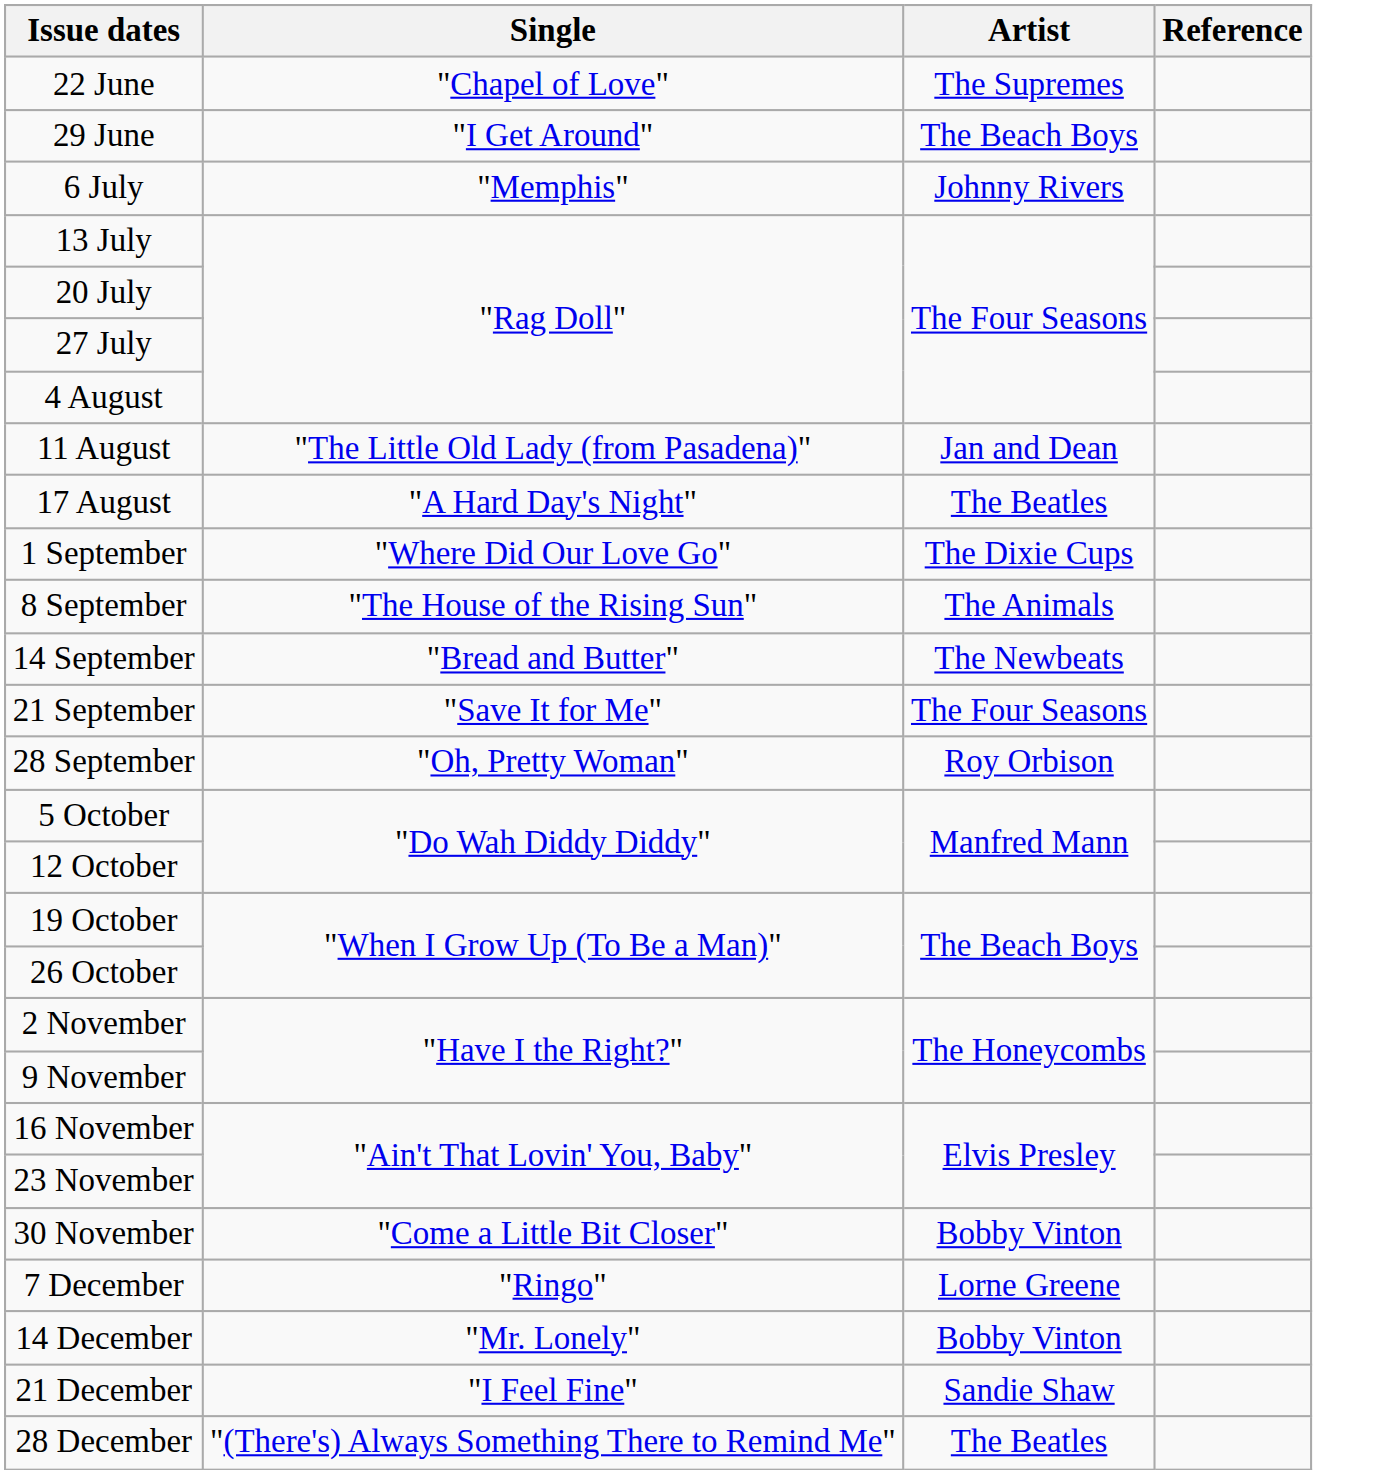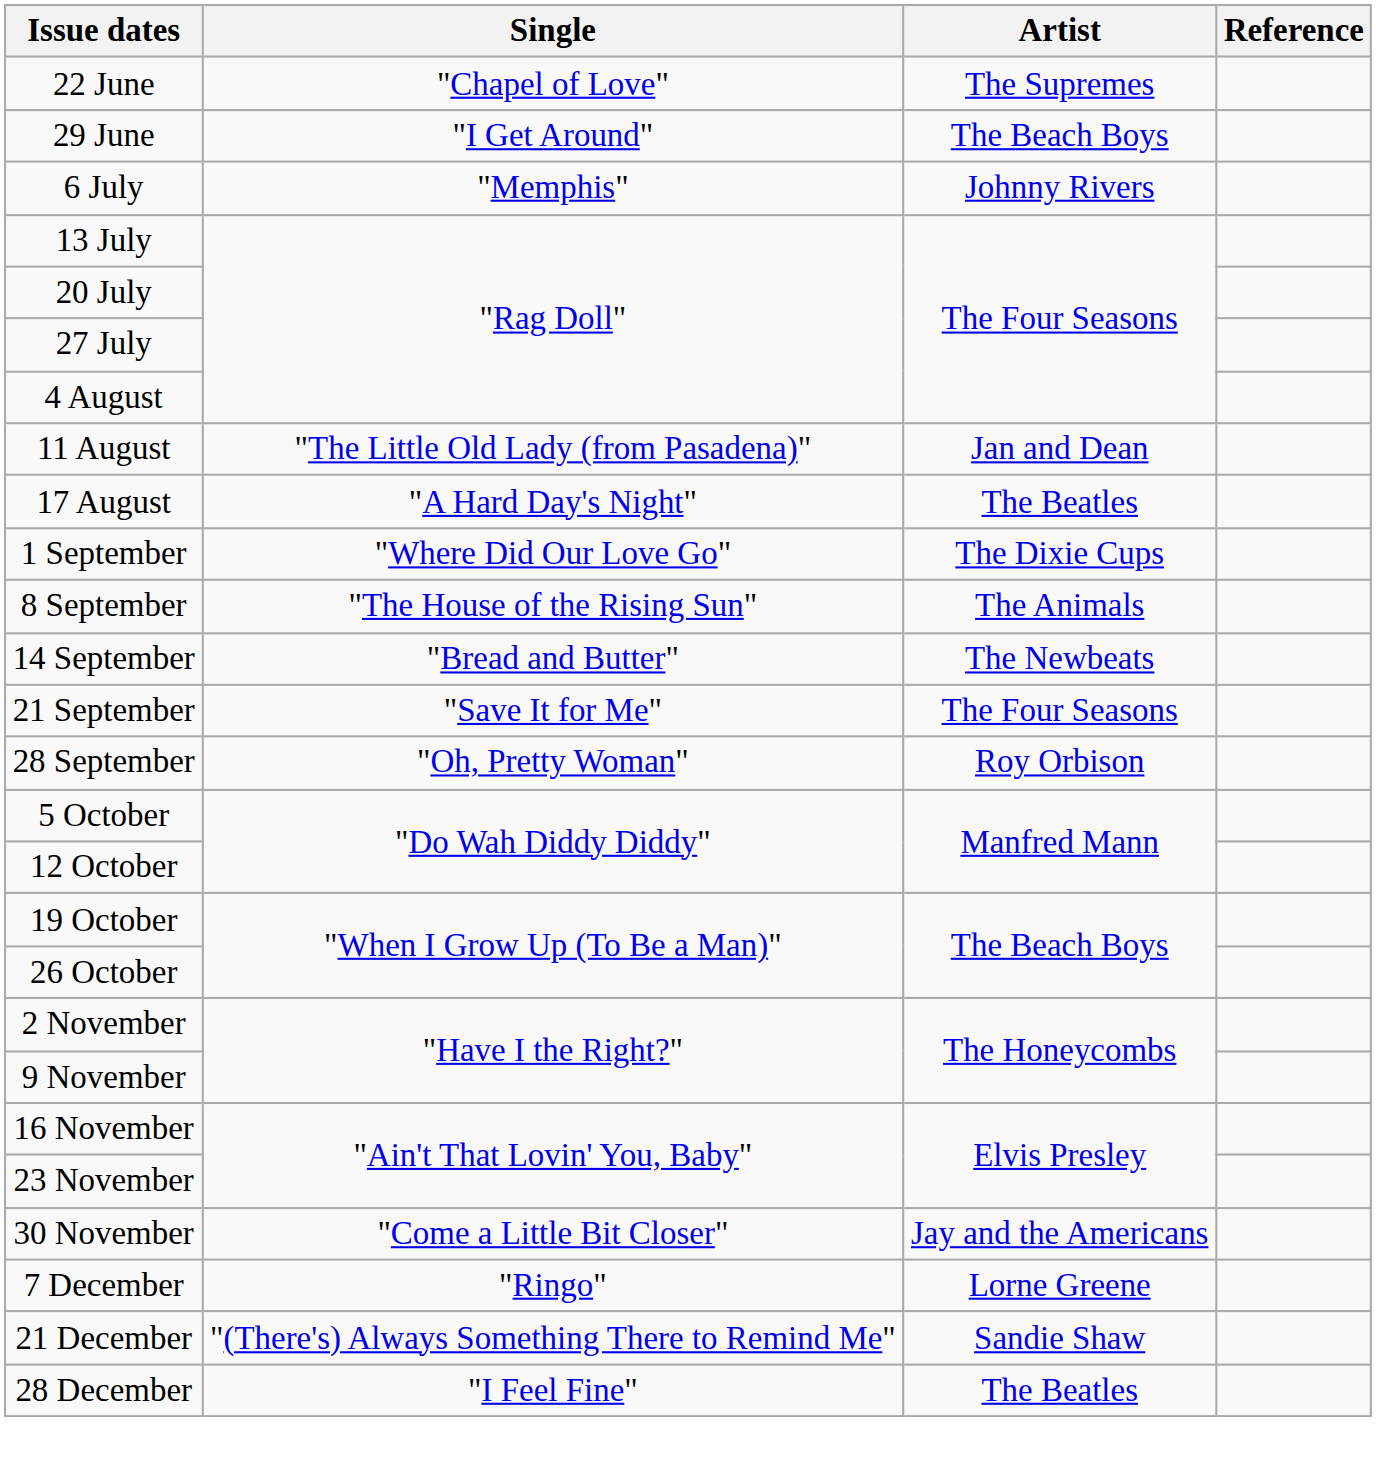(1029, 1232) Bobby Vinton -> (1060, 1232) Jay and the Americans
- row: (104, 1337)
(553, 1389) "I Feel Fine" -> (553, 1337) "(There's) Always Something There to Remind Me"
(553, 1441) "(There's) Always Something There to Remind Me" -> (553, 1389) "I Feel Fine"
